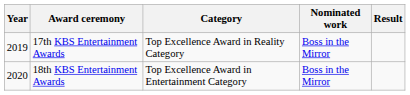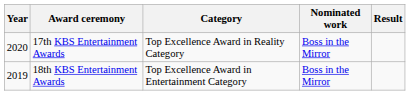(17, 47) 2019 -> (17, 47) 2020
(17, 76) 2020 -> (17, 76) 2019
